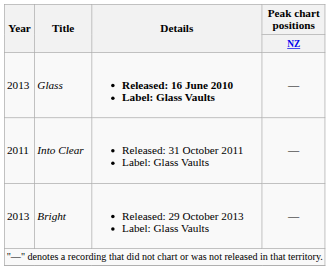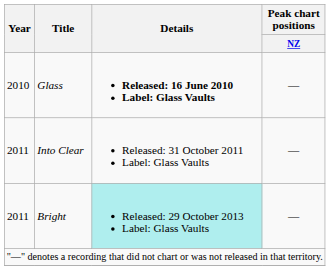(18, 85) 2013 -> (18, 85) 2010
(18, 216) 2013 -> (18, 216) 2011
(177, 222) no background -> (177, 222) paleturquoise background
